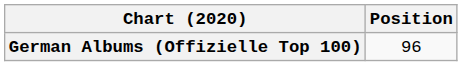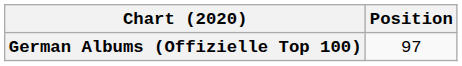(411, 47) 96 -> (411, 47) 97
